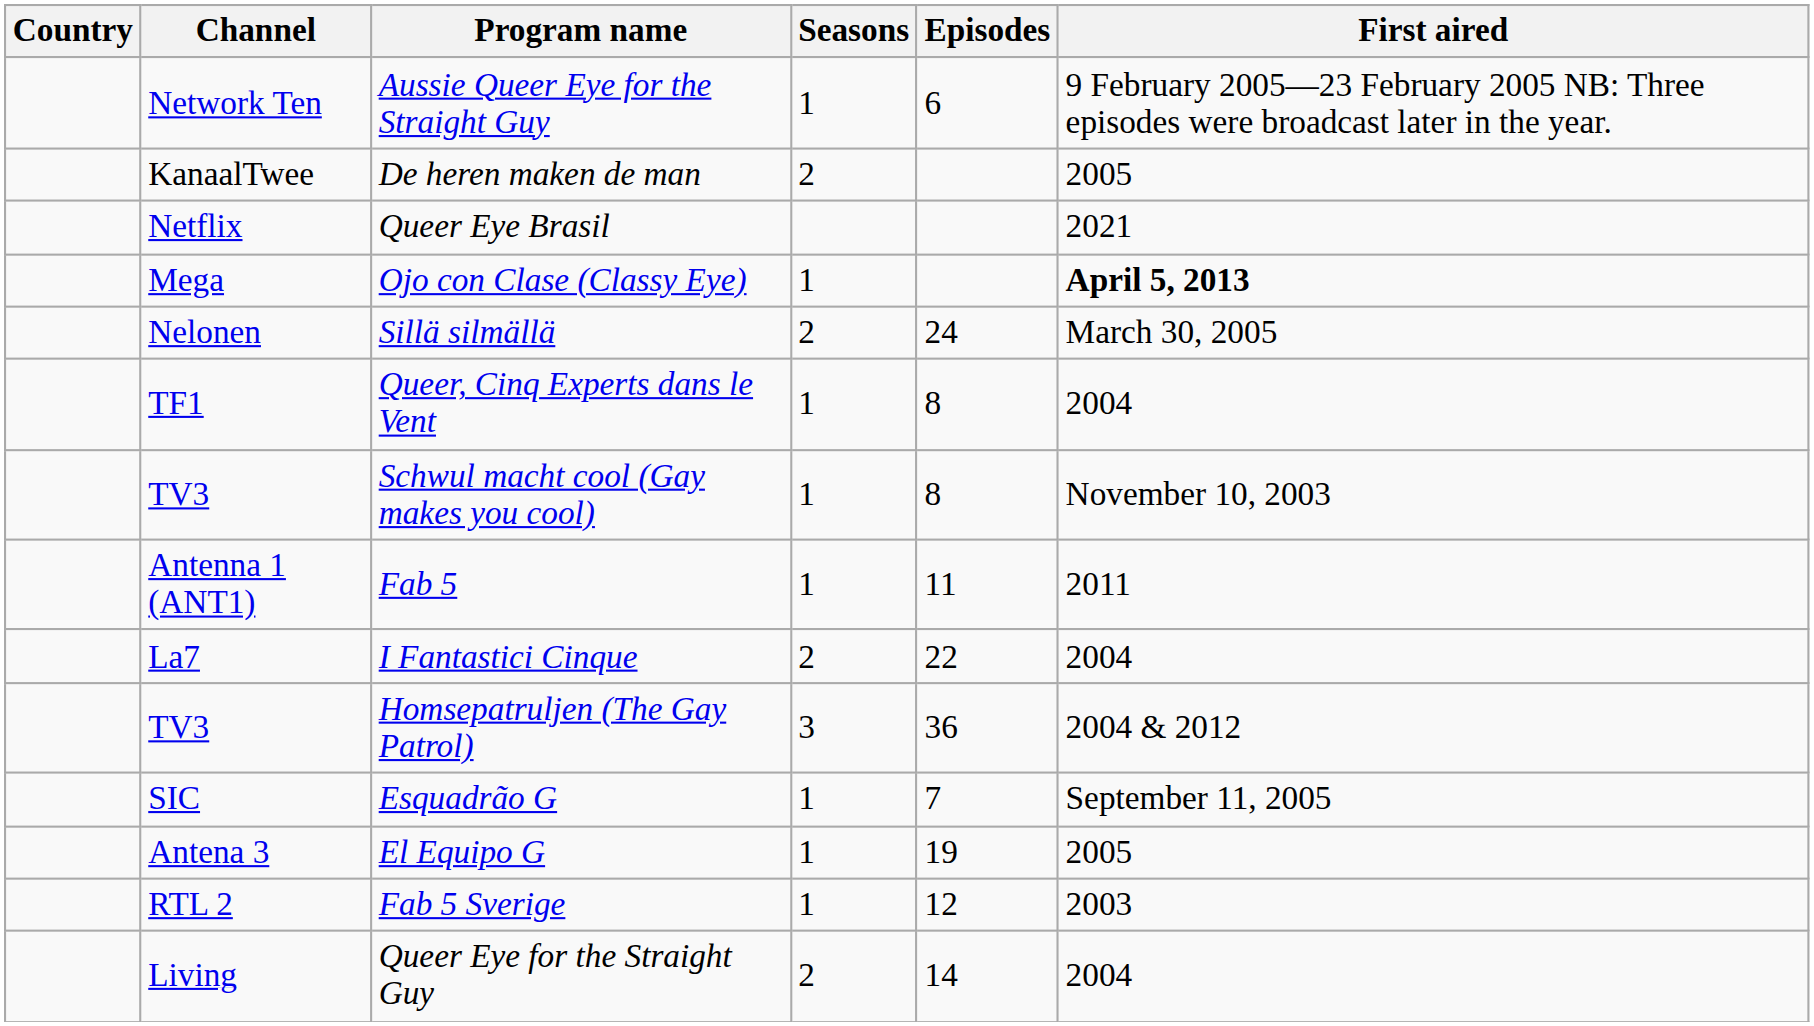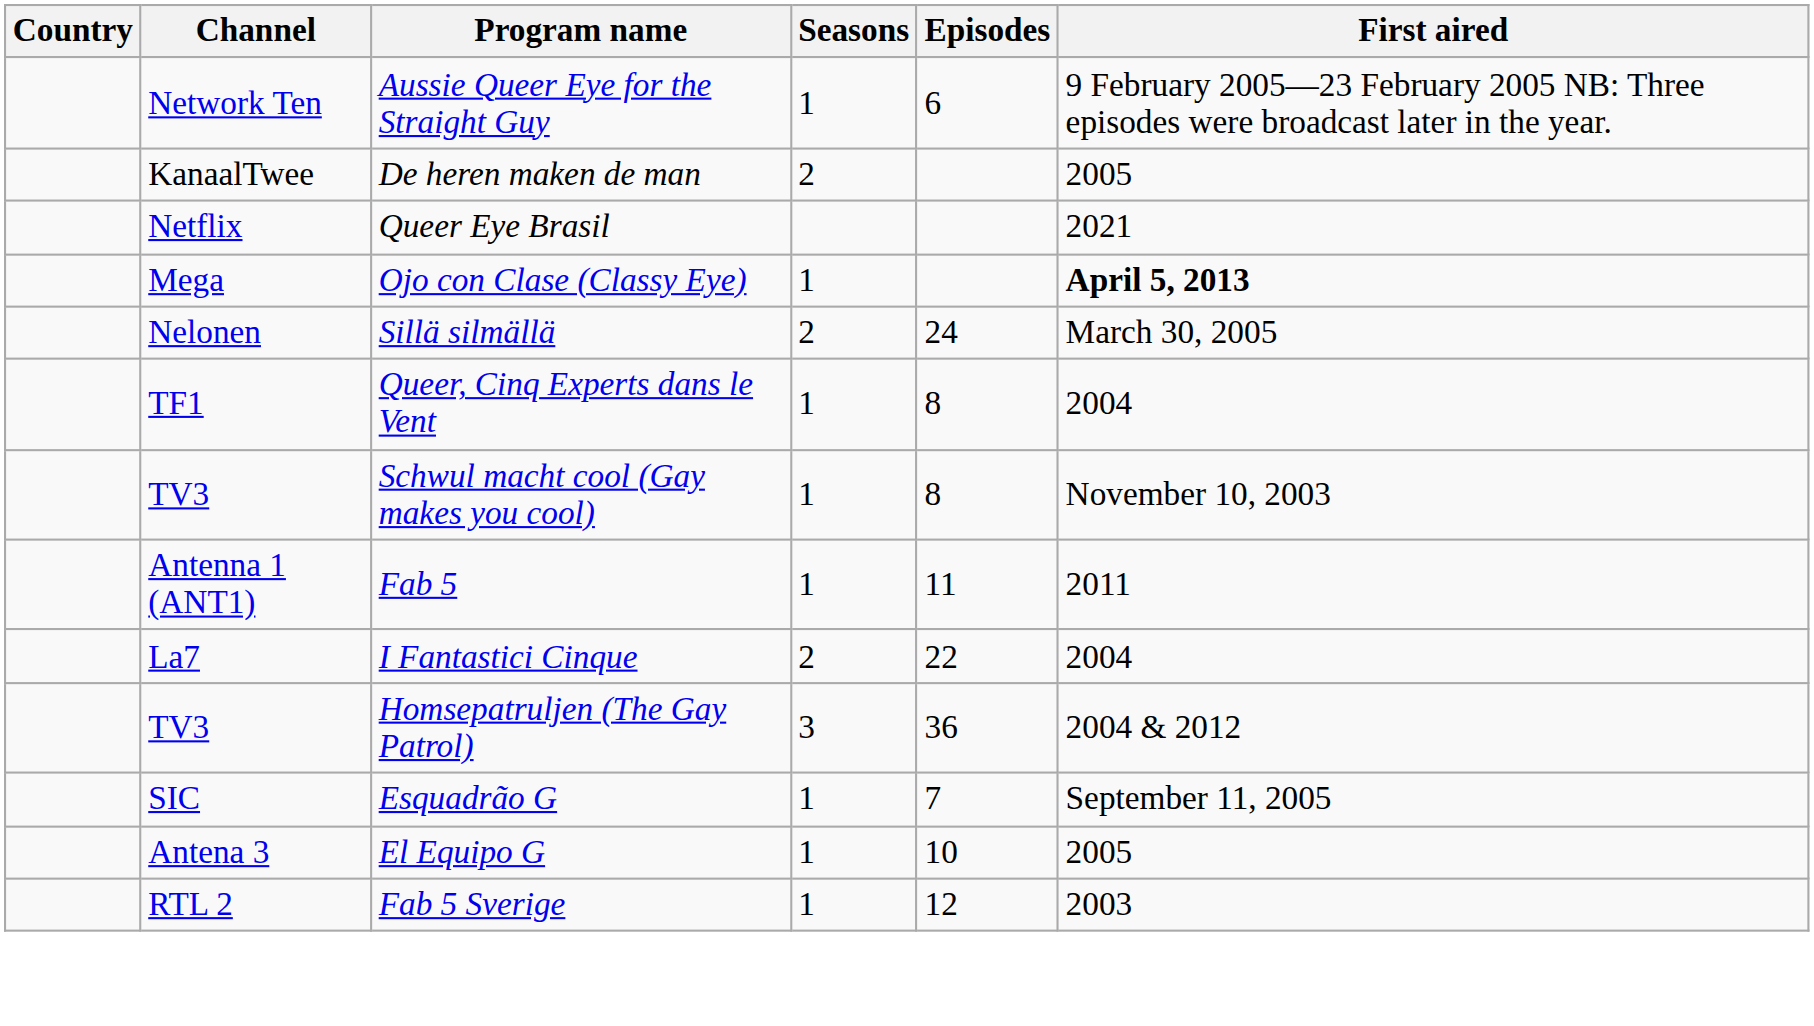(941, 851) 19 -> (941, 851) 10
- row: (555, 975)
